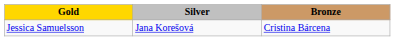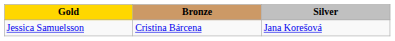columns swapped: (197, 12) <-> (326, 12)
